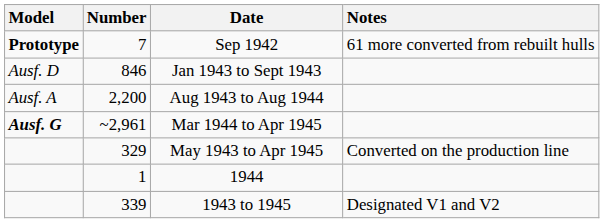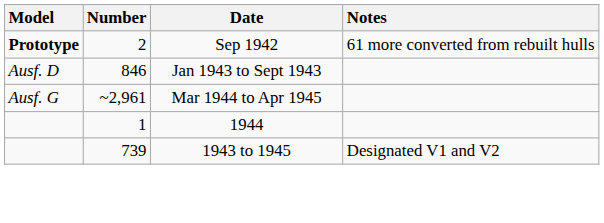(142, 44) 7 -> (142, 44) 2
- row: (247, 97)
(35, 124) bold -> (34, 97) normal
- row: (247, 151)
(134, 204) 339 -> (134, 151) 739
